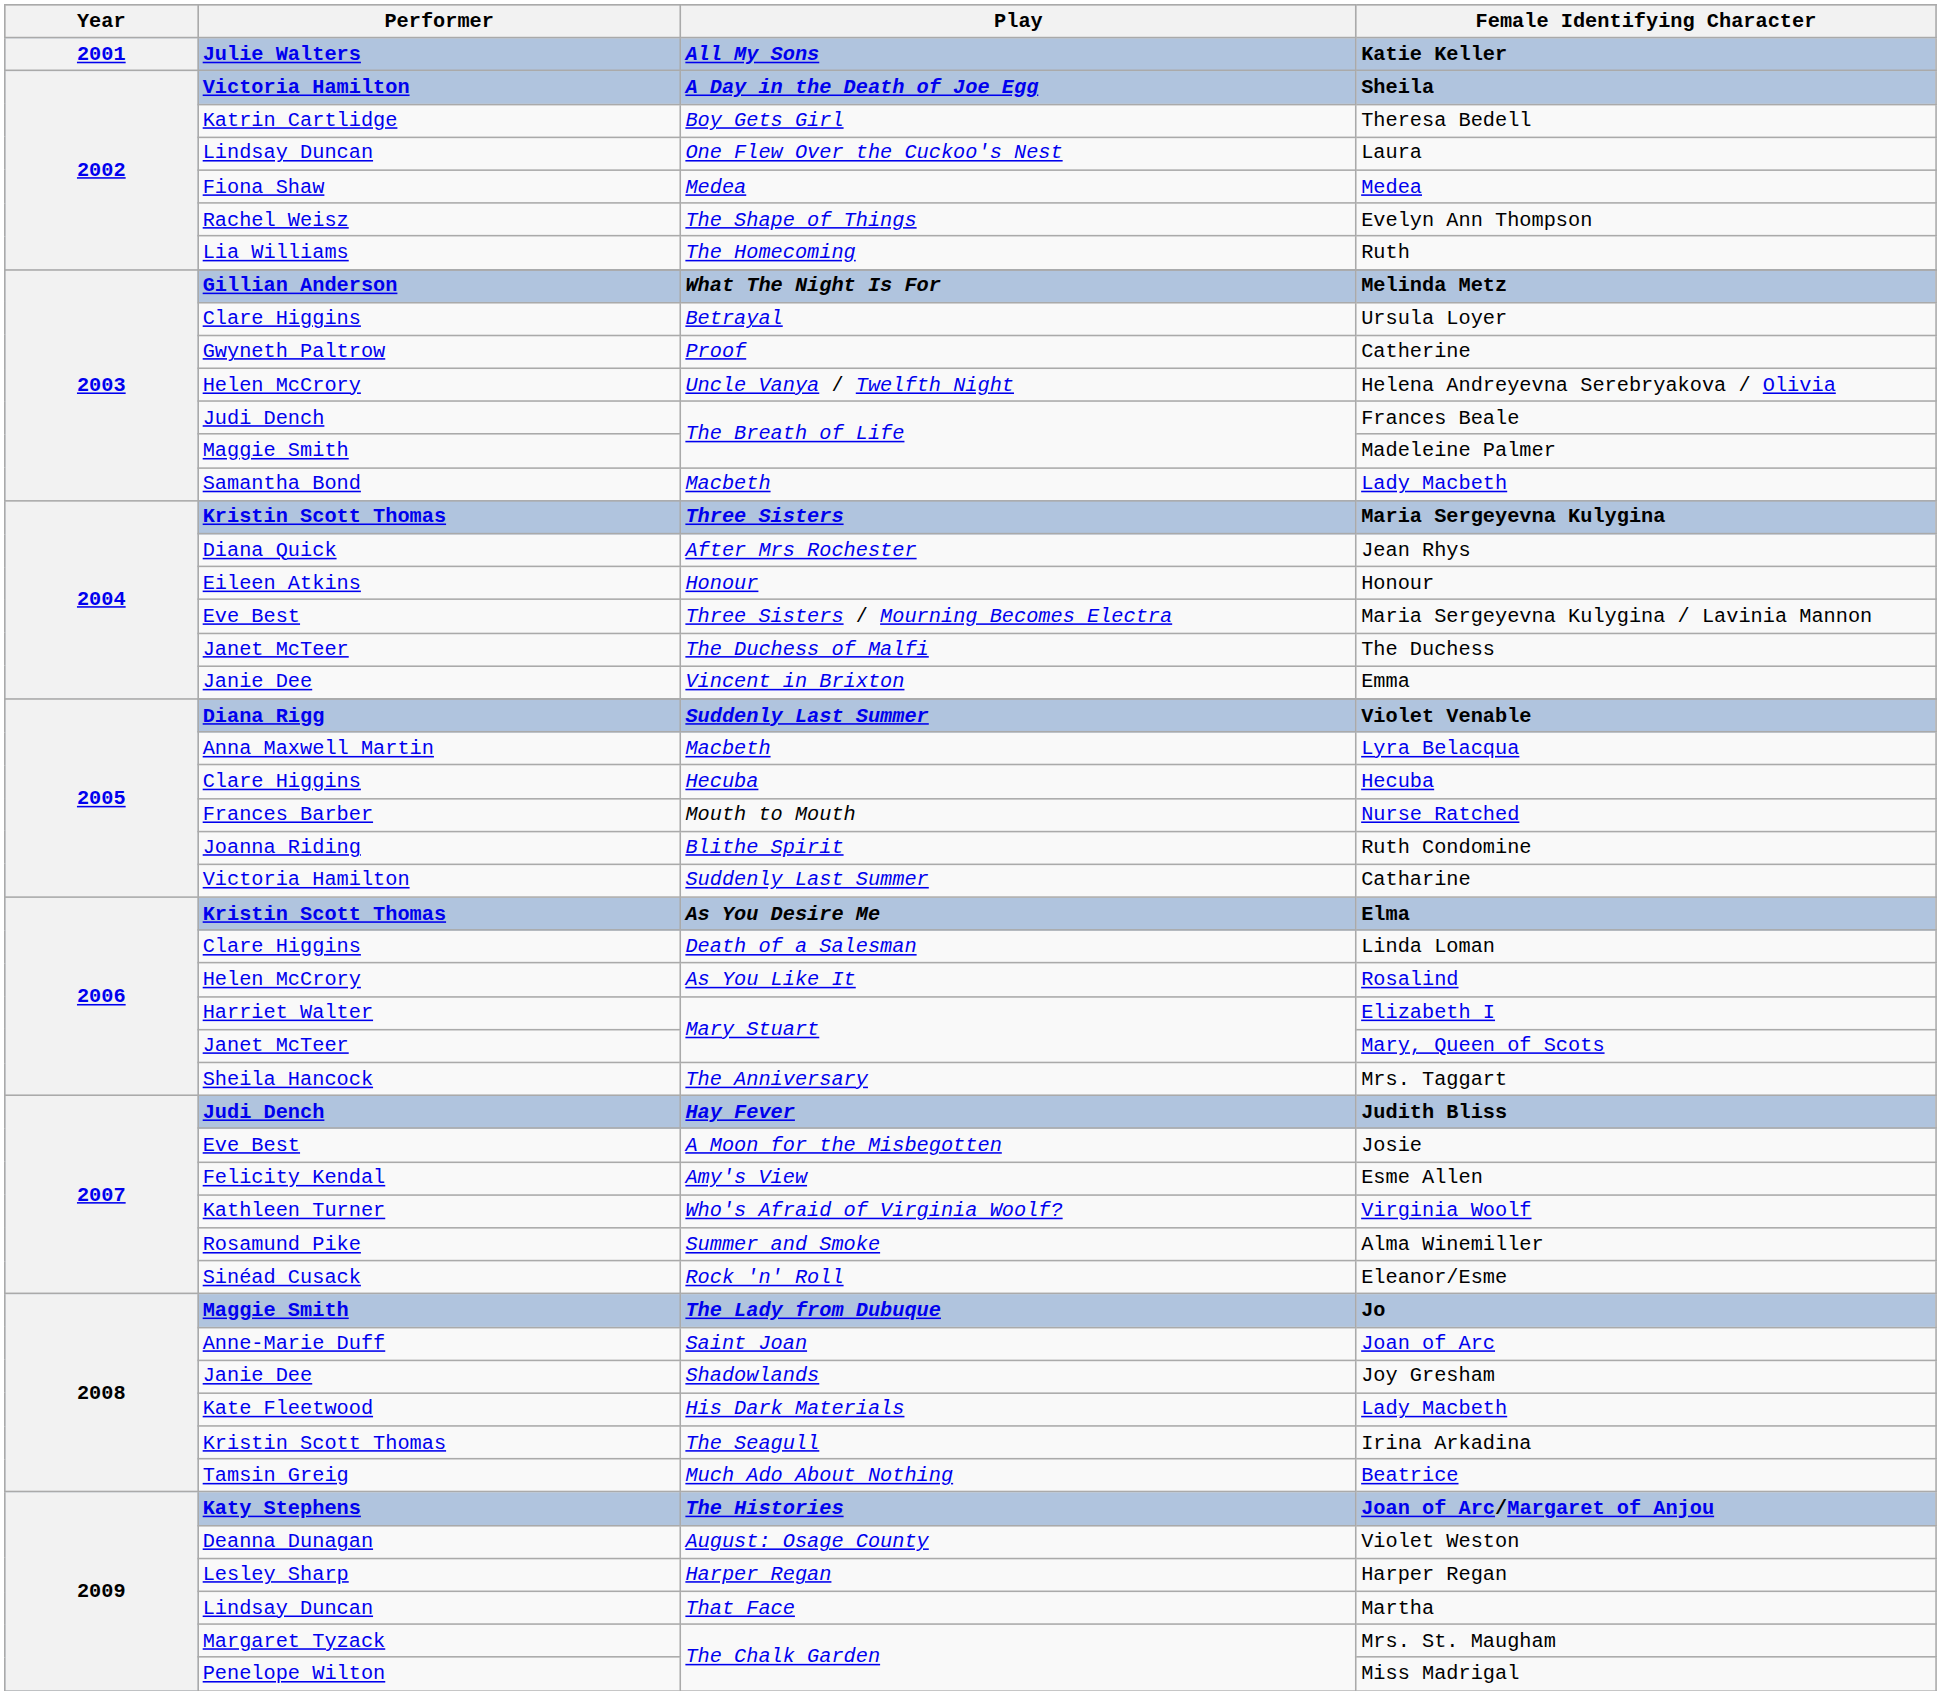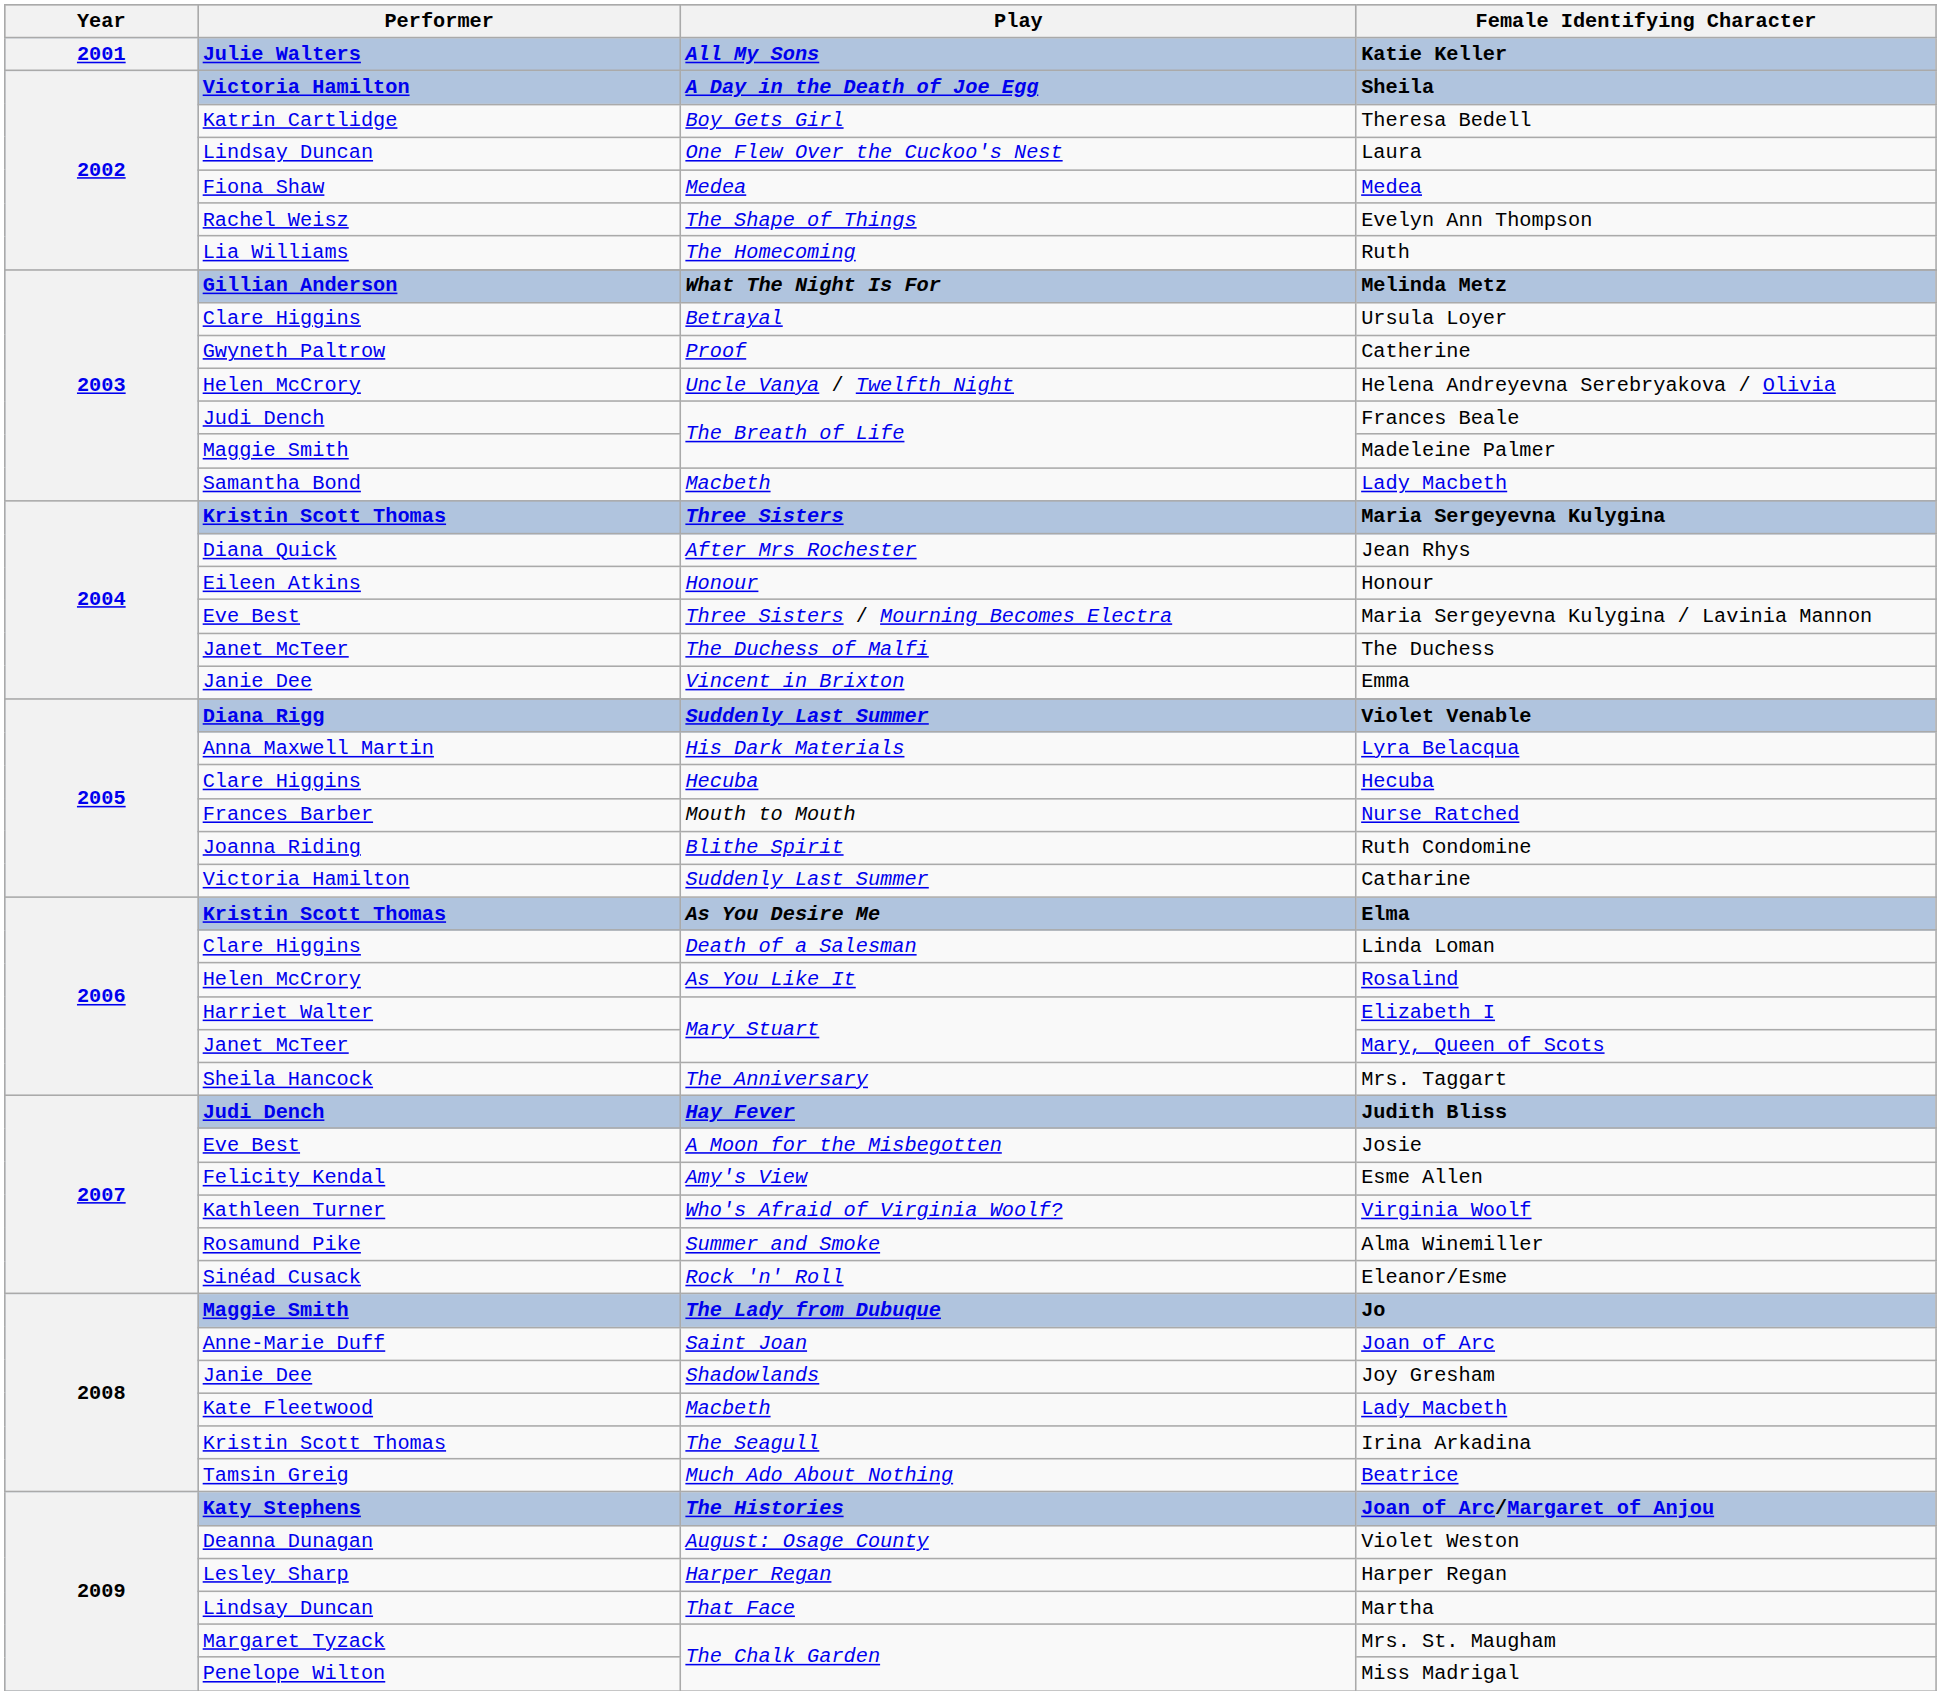(728, 748) Macbeth -> (795, 748) His Dark Materials
(795, 1410) His Dark Materials -> (728, 1410) Macbeth
